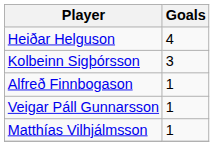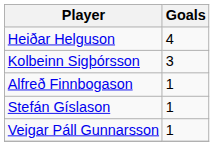+ row: (59, 107)
- row: (78, 130)
